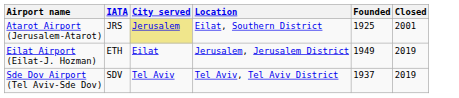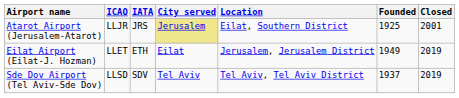+ column: (117, 12)
